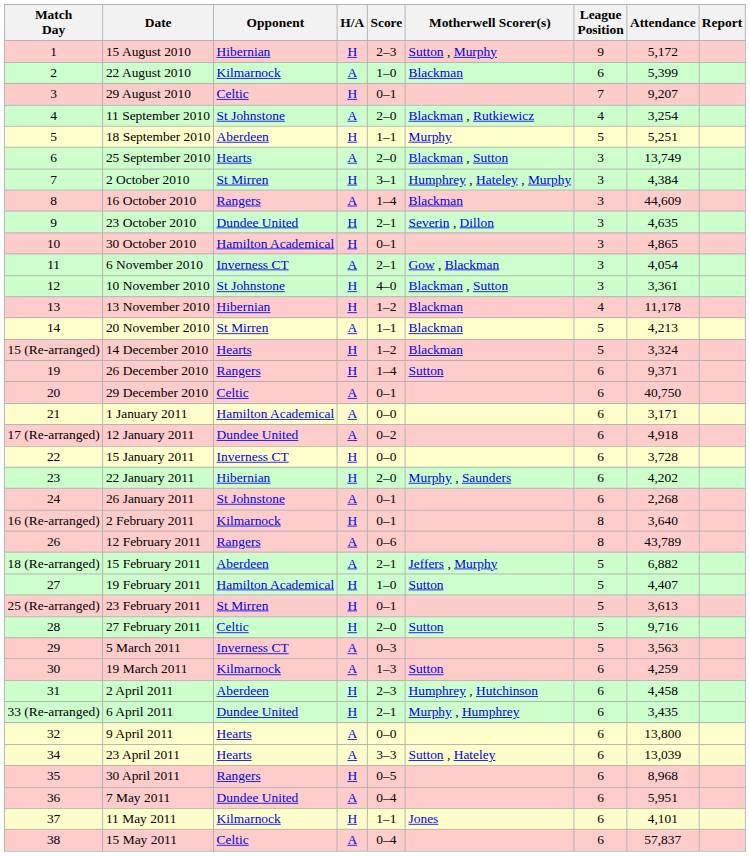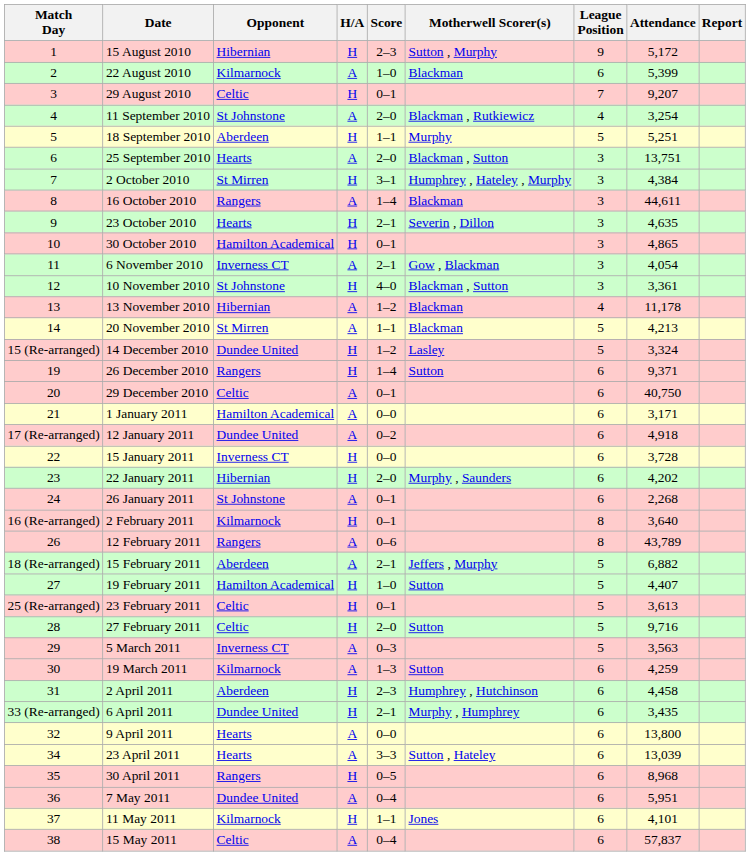(663, 158) 13,749 -> (663, 158) 13,751
(663, 200) 44,609 -> (663, 200) 44,611
(257, 222) Dundee United -> (234, 222) Hearts
(352, 307) H -> (352, 307) A
(234, 350) Hearts -> (257, 350) Dundee United
(436, 350) Blackman -> (426, 350) Lasley
(243, 605) St Mirren -> (233, 605) Celtic
